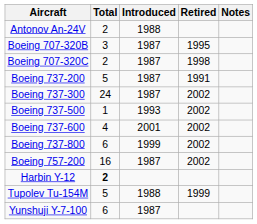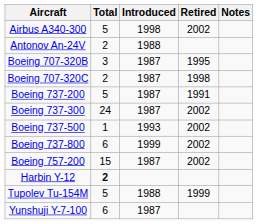+ row: (48, 29)
- row: (48, 128)
(105, 161) 16 -> (105, 161) 15
